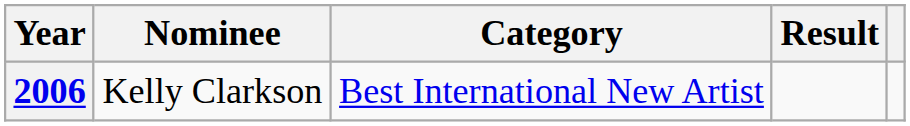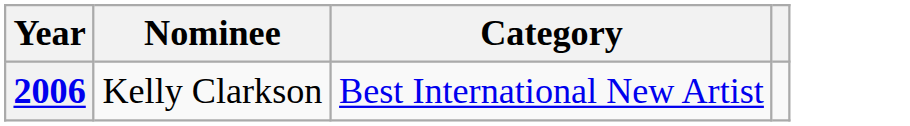- column: (830, 33)
